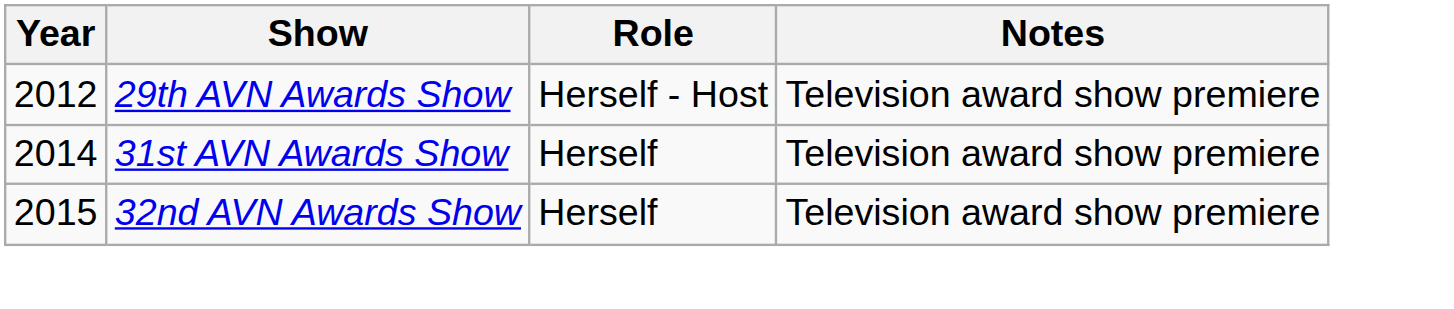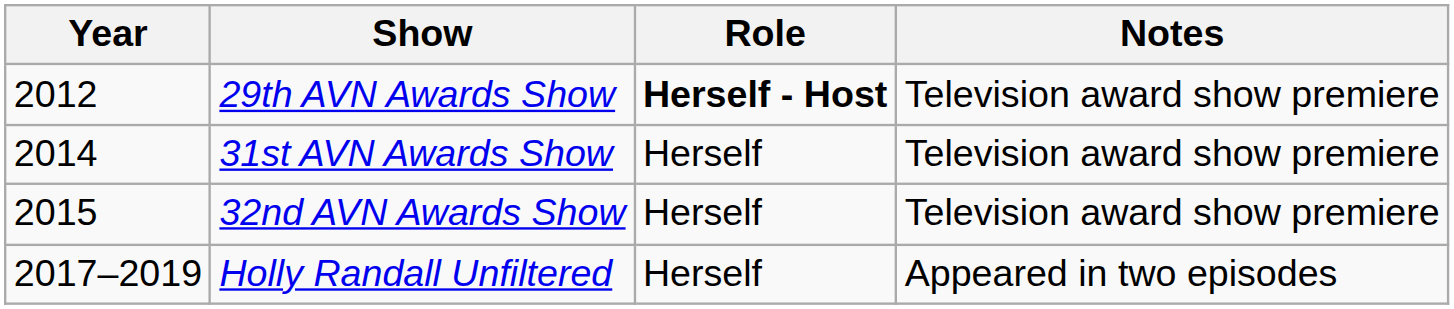(653, 93) normal -> (765, 93) bold
+ row: (416, 272)
